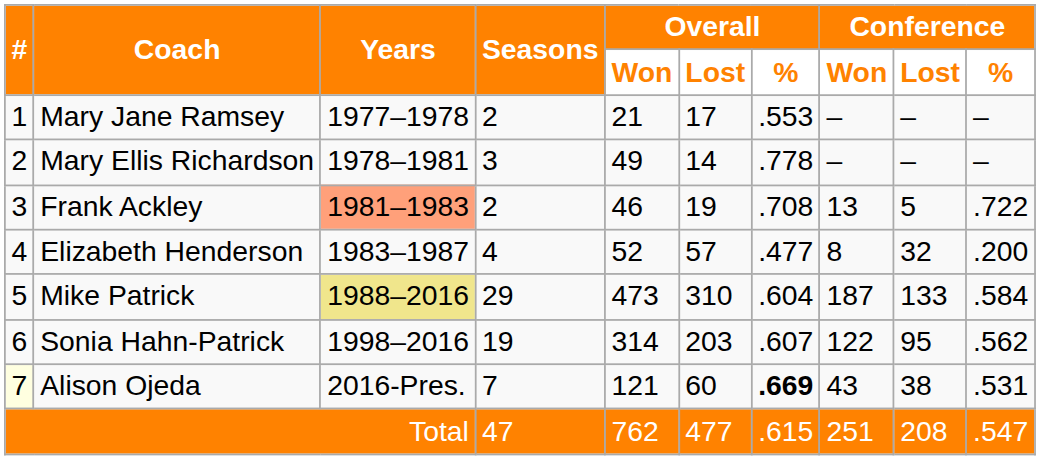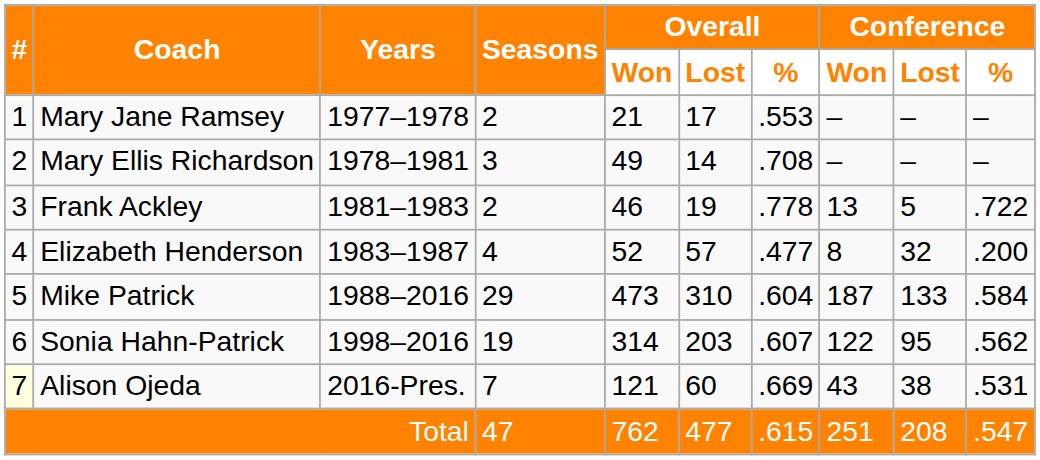(786, 161) .778 -> (786, 161) .708
(398, 206) lightsalmon background -> (398, 206) no background
(786, 206) .708 -> (786, 206) .778
(398, 296) khaki background -> (398, 296) no background
(786, 386) bold -> (786, 386) normal
